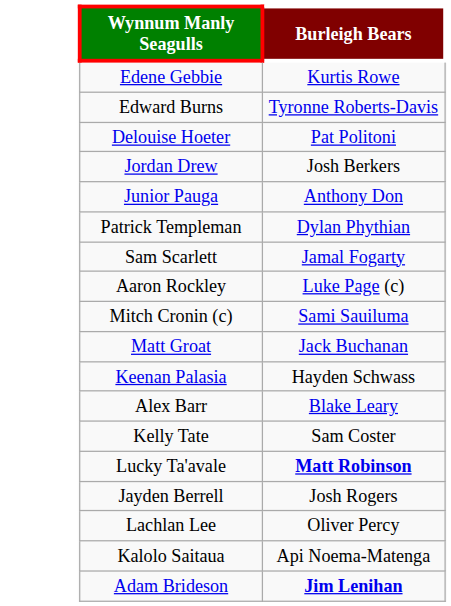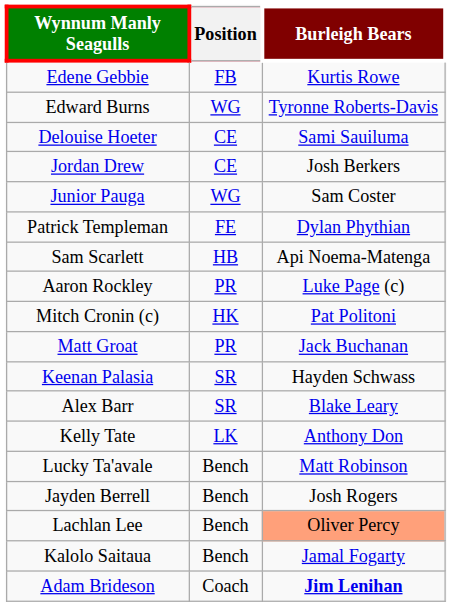+ column: (225, 33)
(353, 136) Pat Politoni -> (353, 136) Sami Sauiluma
(353, 196) Anthony Don -> (353, 196) Sam Coster
(353, 256) Jamal Fogarty -> (353, 256) Api Noema-Matenga
(353, 316) Sami Sauiluma -> (353, 316) Pat Politoni
(353, 436) Sam Coster -> (353, 436) Anthony Don
(353, 466) bold -> (353, 466) normal
(353, 525) no background -> (353, 525) lightsalmon background
(353, 555) Api Noema-Matenga -> (353, 555) Jamal Fogarty
